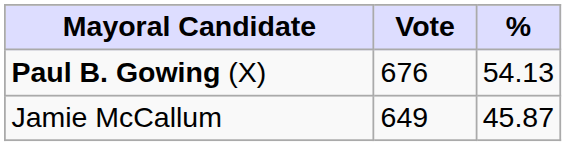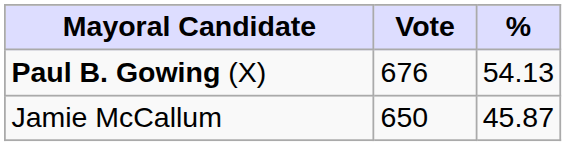(404, 117) 649 -> (404, 117) 650
